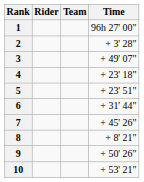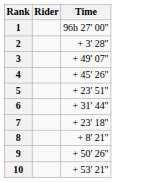- column: (75, 12)
(118, 75) + 23' 18" -> (91, 75) + 45' 26"
(118, 122) + 45' 26" -> (91, 122) + 23' 18"
